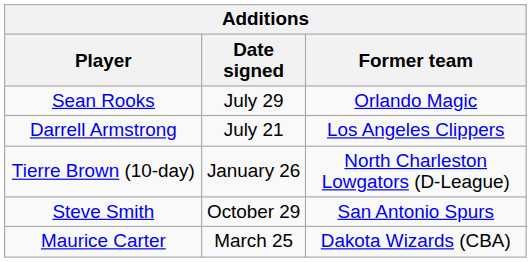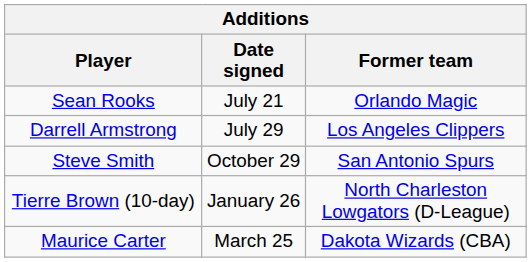(254, 100) July 29 -> (254, 100) July 21
(254, 130) July 21 -> (254, 130) July 29
rows swapped: (103, 211) <-> (103, 171)
